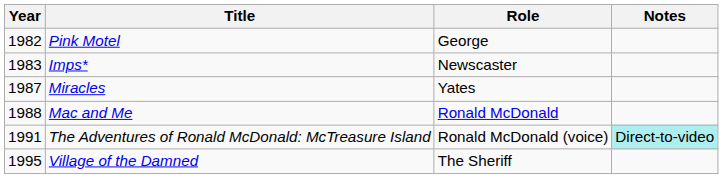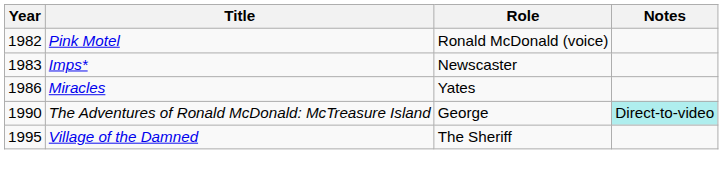(463, 40) George -> (523, 40) Ronald McDonald (voice)
(25, 88) 1987 -> (25, 88) 1986
- row: (91, 112)
(25, 137) 1991 -> (25, 112) 1990
(523, 137) Ronald McDonald (voice) -> (463, 112) George
